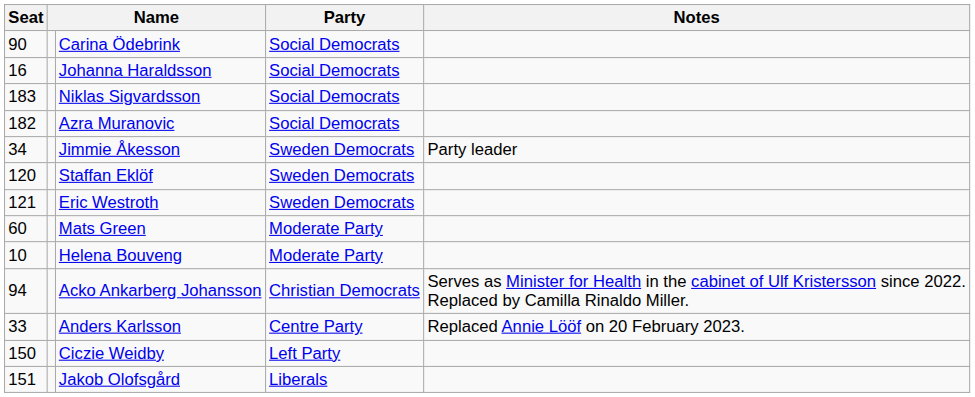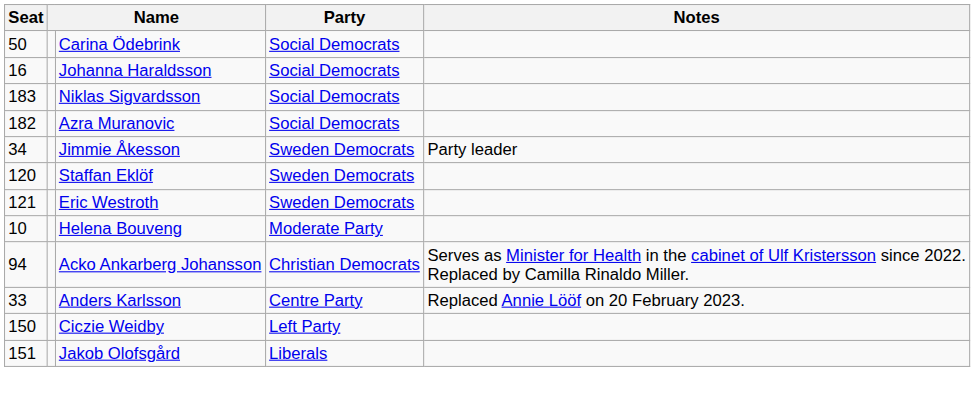(18, 44) 90 -> (18, 44) 50
- row: (102, 228)
